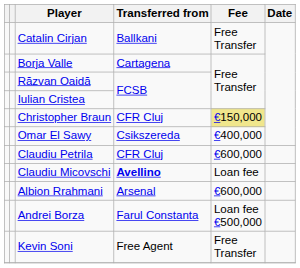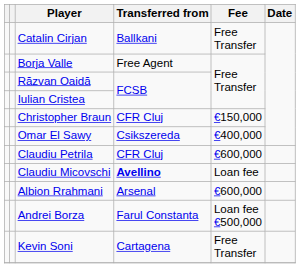(143, 63) Cartagena -> (145, 63) Free Agent
(238, 117) khaki background -> (238, 117) no background
(145, 247) Free Agent -> (143, 247) Cartagena
